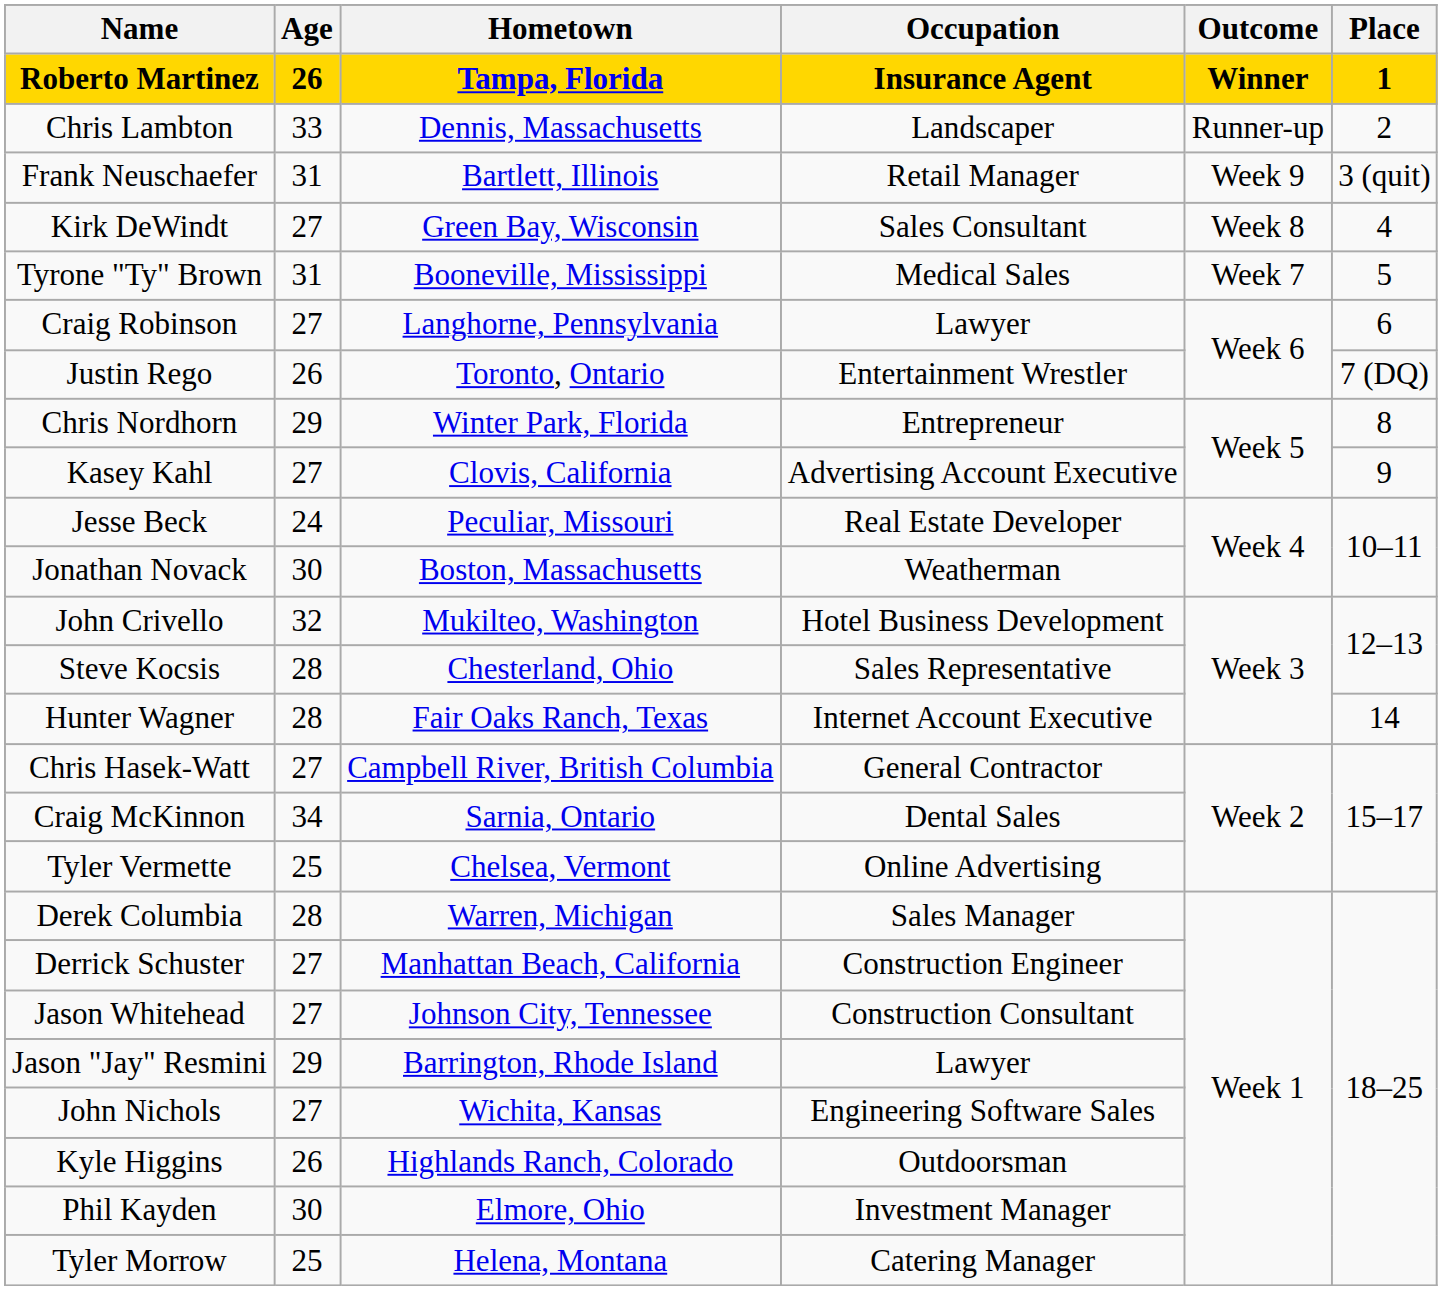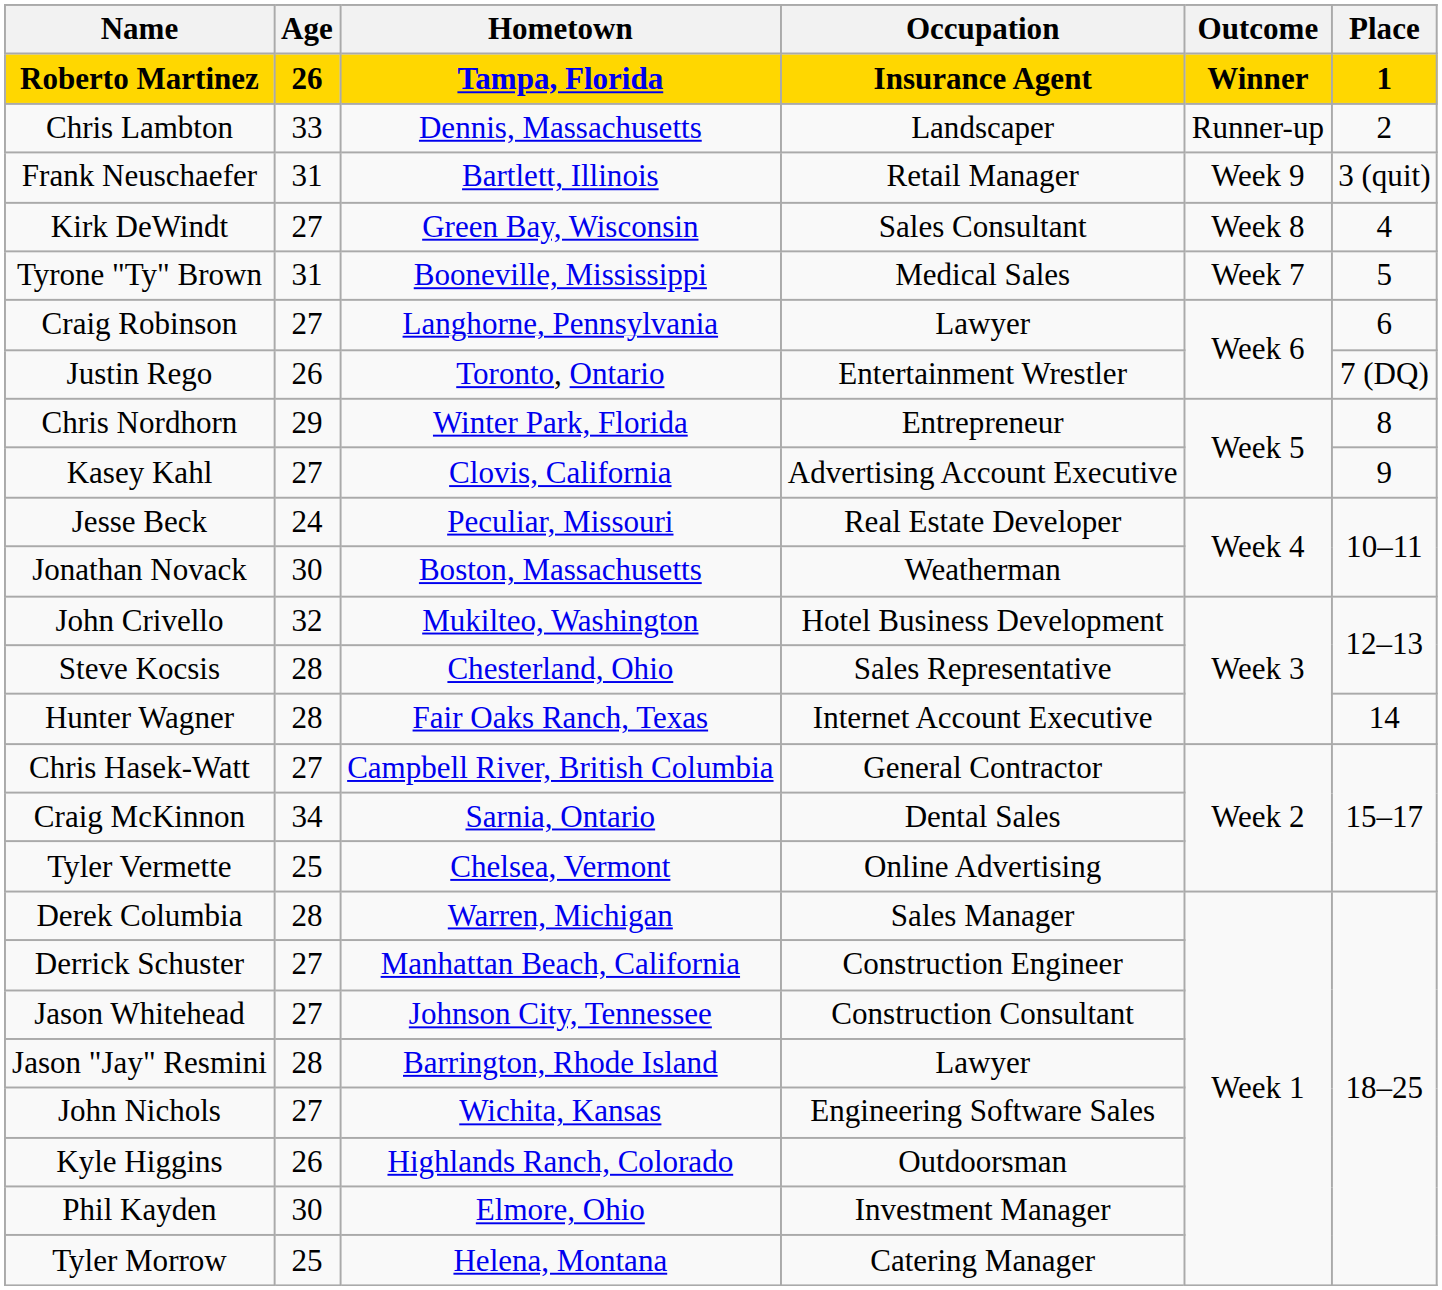(307, 1062) 29 -> (307, 1062) 28
